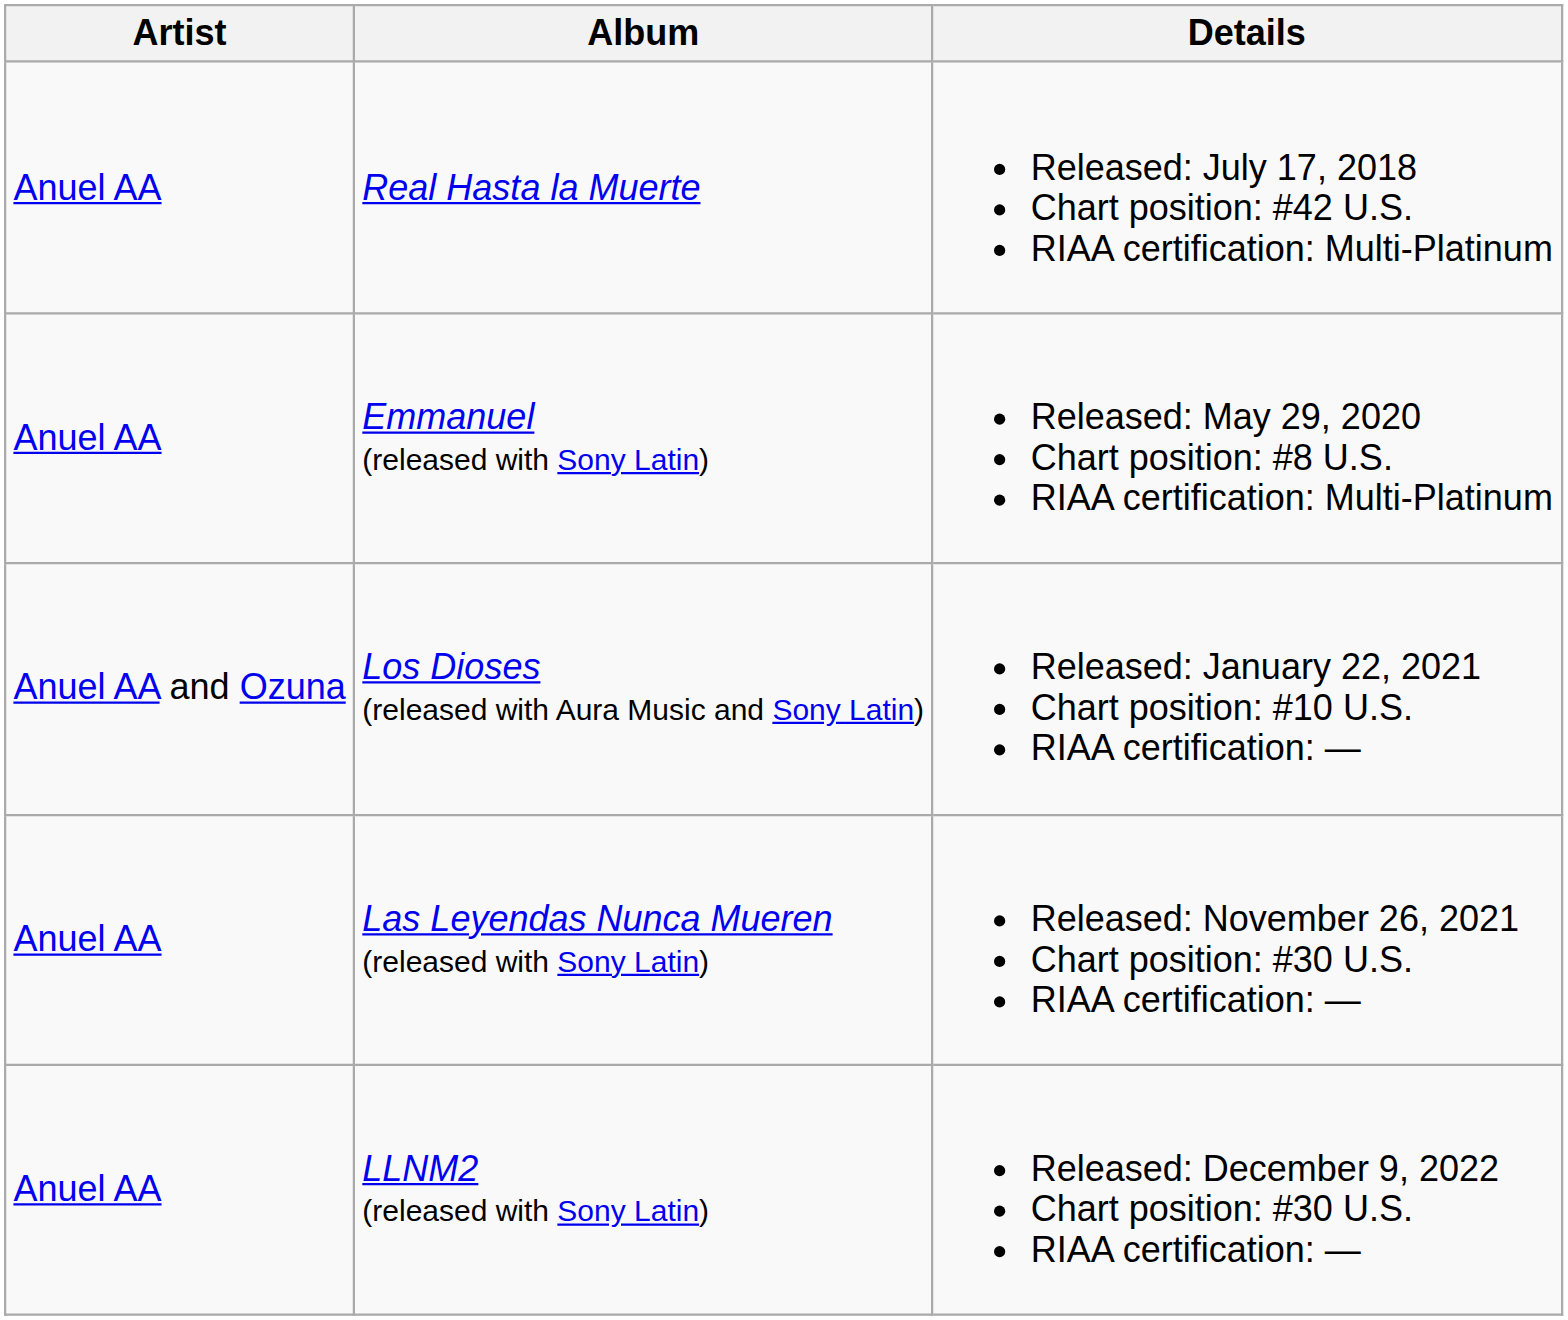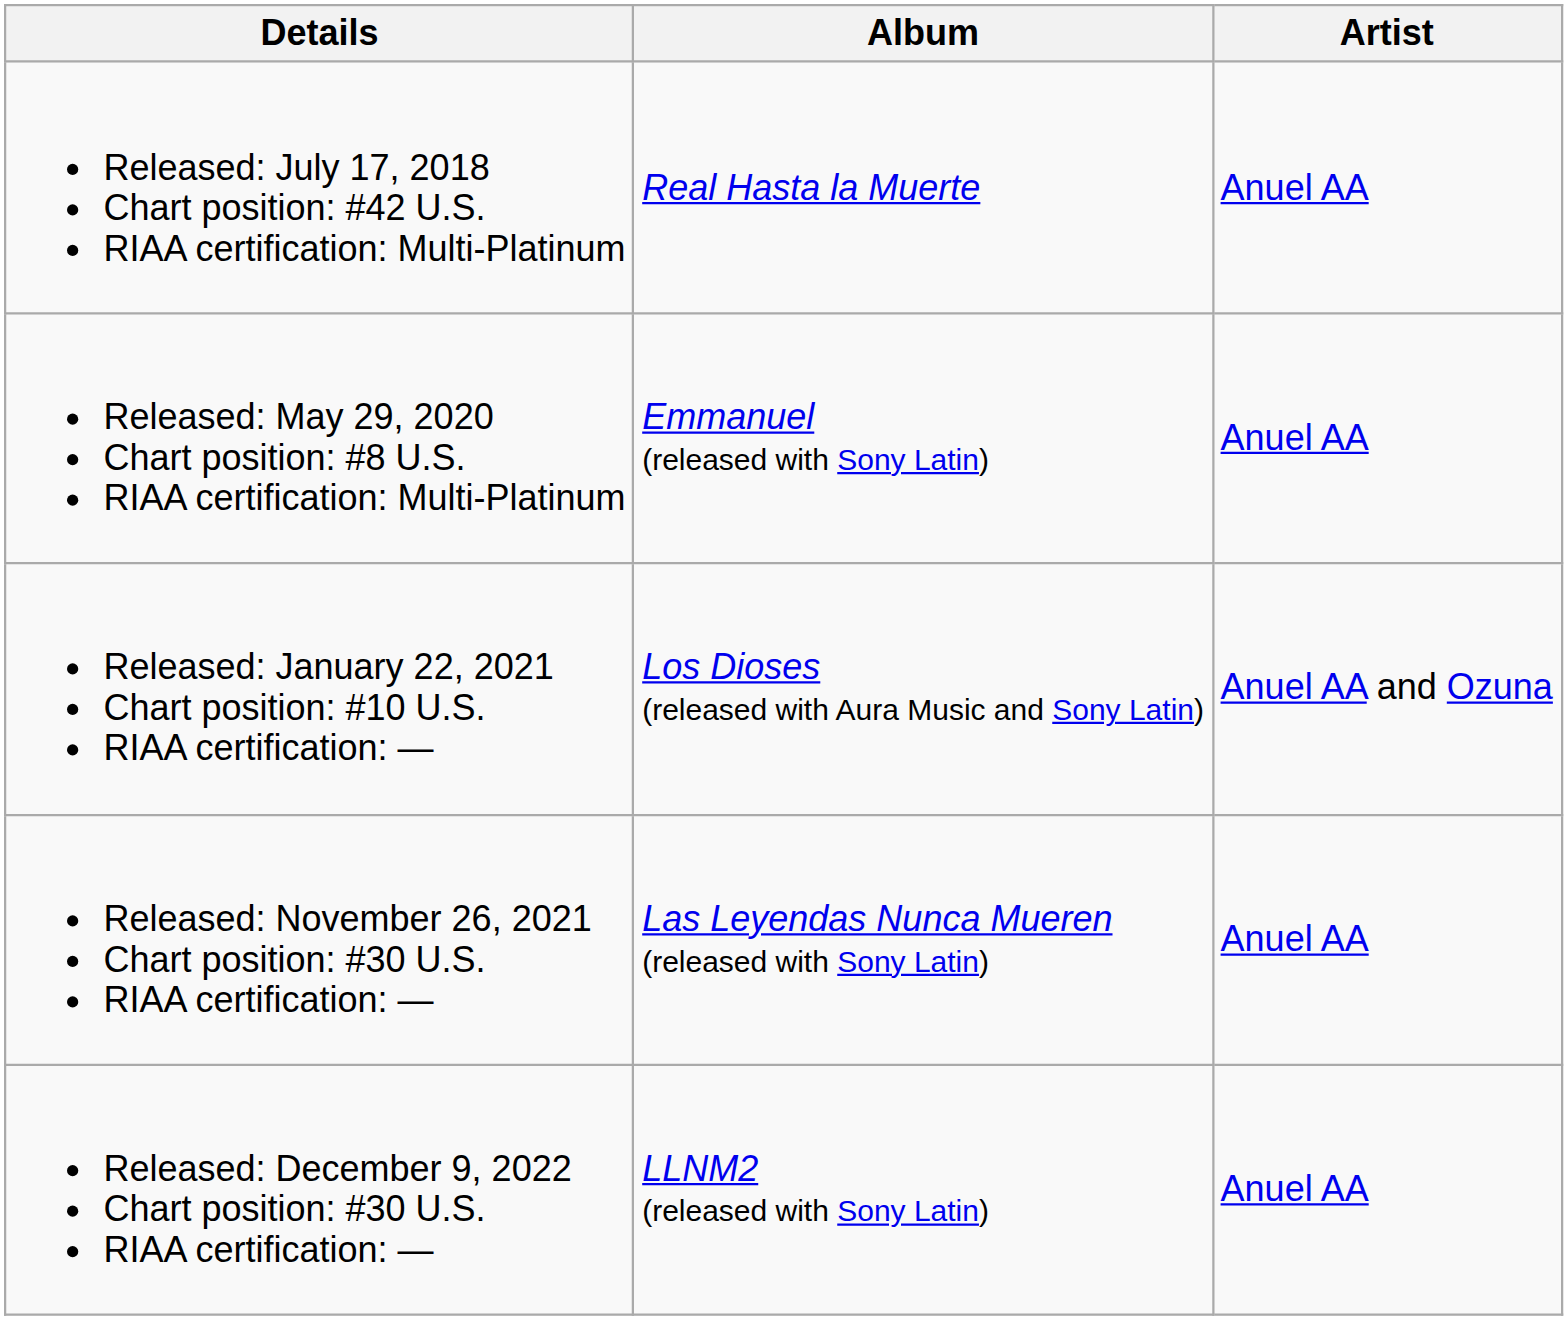columns swapped: (180, 33) <-> (1247, 33)
